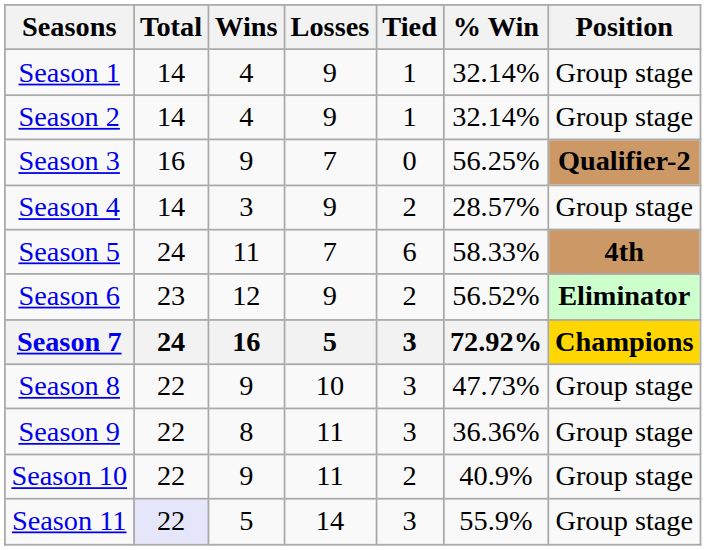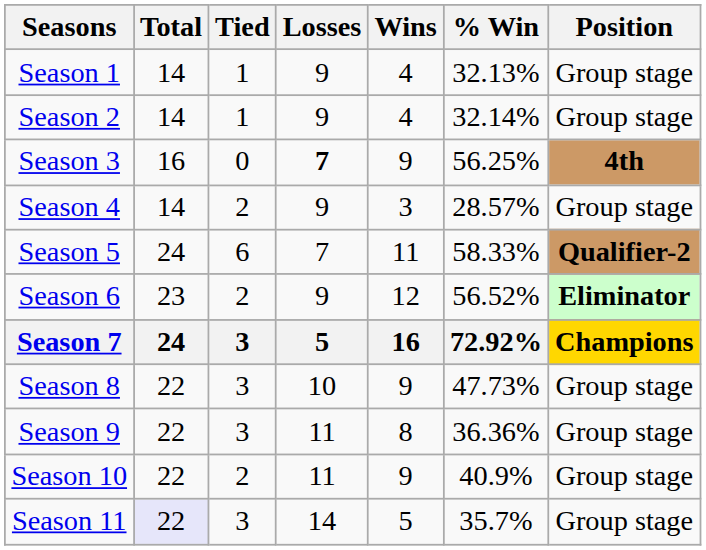columns swapped: (246, 26) <-> (410, 26)
(496, 71) 32.14% -> (496, 71) 32.13%
(330, 161) normal -> (322, 161) bold
(624, 161) Qualifier-2 -> (624, 161) 4th
(624, 251) 4th -> (624, 251) Qualifier-2
(496, 521) 55.9% -> (496, 521) 35.7%
